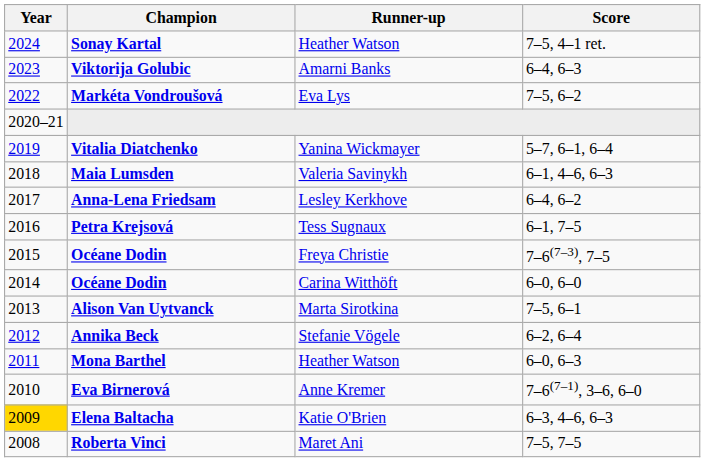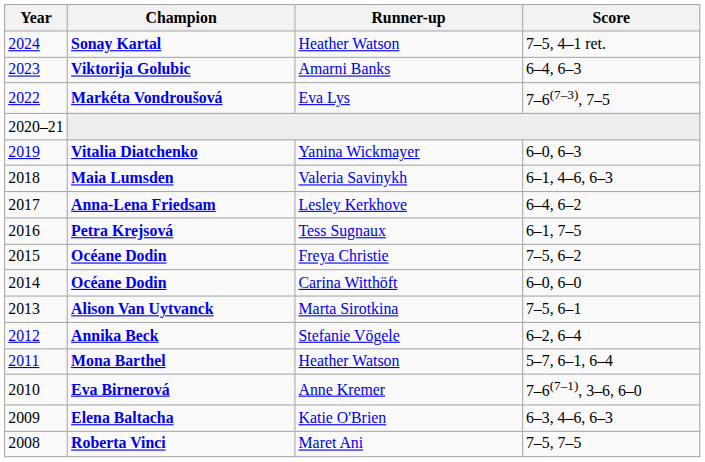(554, 96) 7–5, 6–2 -> (568, 98) 7–6(7–3), 7–5
(569, 148) 5–7, 6–1, 6–4 -> (554, 152) 6–0, 6–3
(568, 255) 7–6(7–3), 7–5 -> (554, 257) 7–5, 6–2
(554, 361) 6–0, 6–3 -> (569, 361) 5–7, 6–1, 6–4
(24, 418) gold background -> (24, 418) no background
